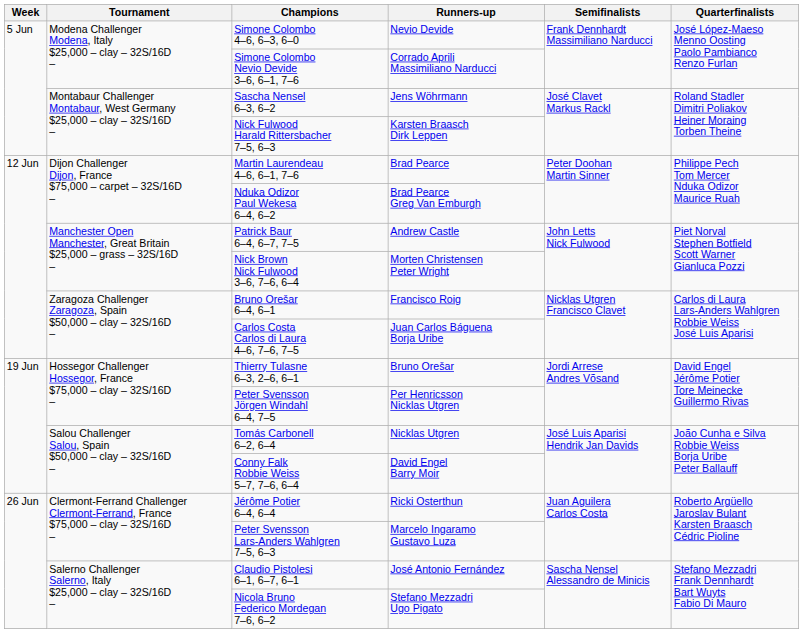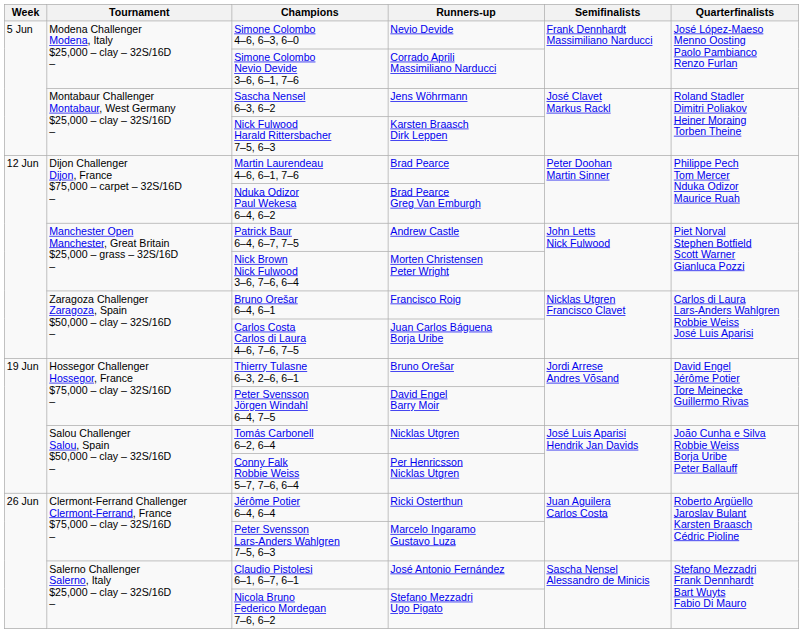(427, 400) Per Henricsson Nicklas Utgren -> (419, 400) David Engel Barry Moir
(419, 468) David Engel Barry Moir -> (427, 468) Per Henricsson Nicklas Utgren
